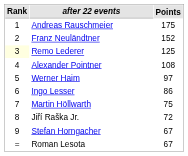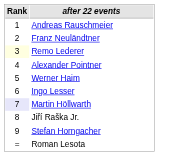- column: (168, 12)
(17, 105) no background -> (17, 105) lavender background
